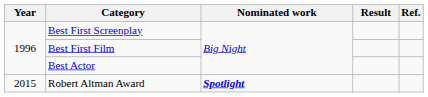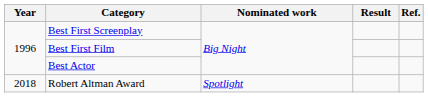(25, 83) 2015 -> (25, 83) 2018
(224, 83) bold -> (223, 83) normal
